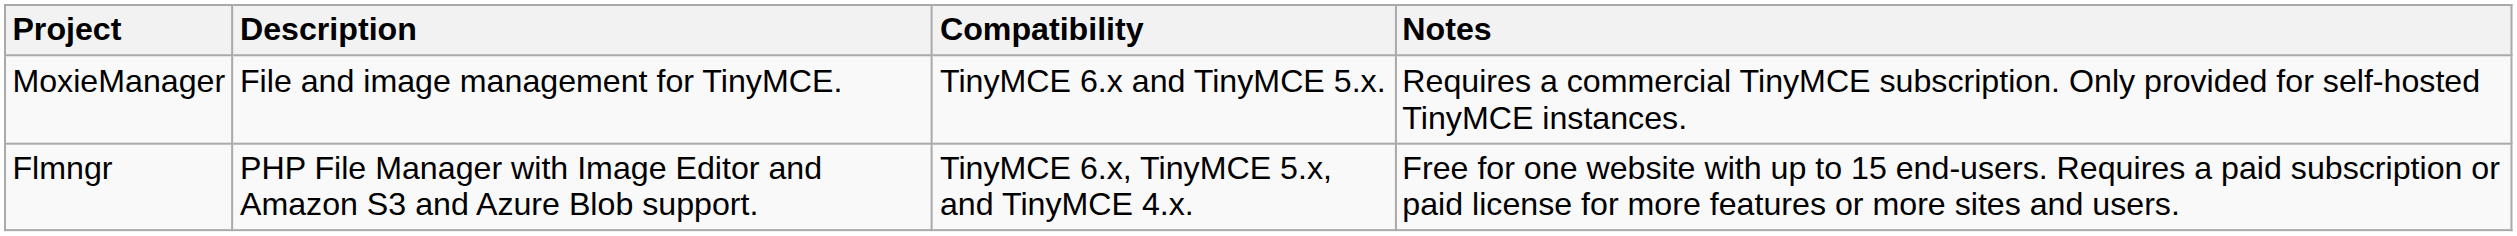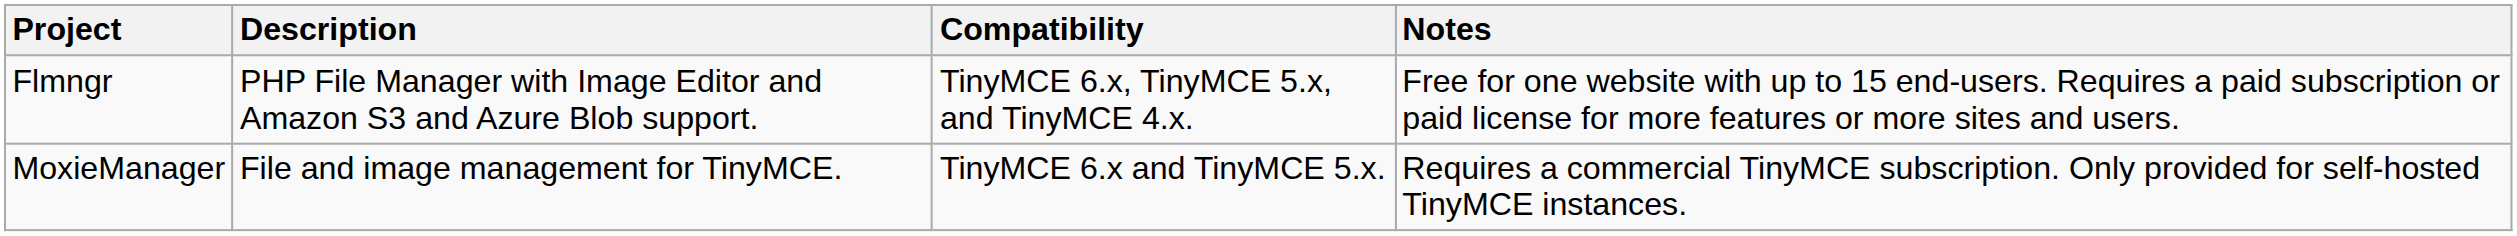rows swapped: (62, 168) <-> (119, 81)
